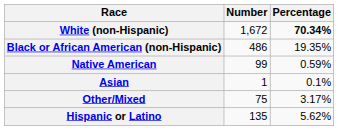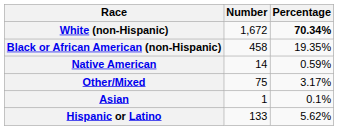(258, 47) 486 -> (258, 47) 458
(261, 64) 99 -> (261, 64) 14
rows swapped: (114, 82) <-> (114, 99)
(258, 116) 135 -> (258, 116) 133
